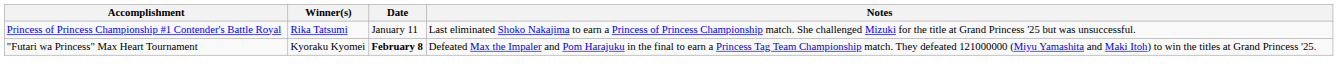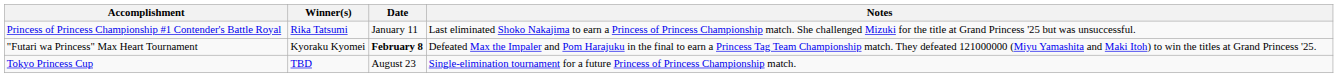+ row: (50, 64)
